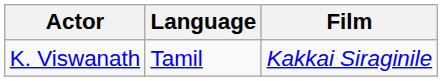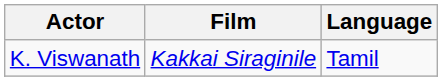columns swapped: (349, 22) <-> (203, 22)
